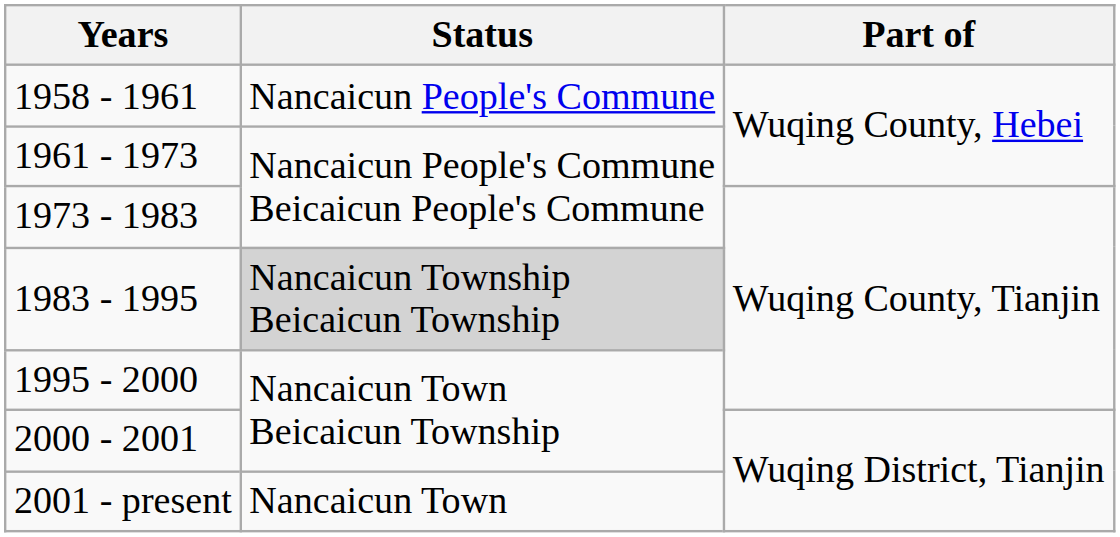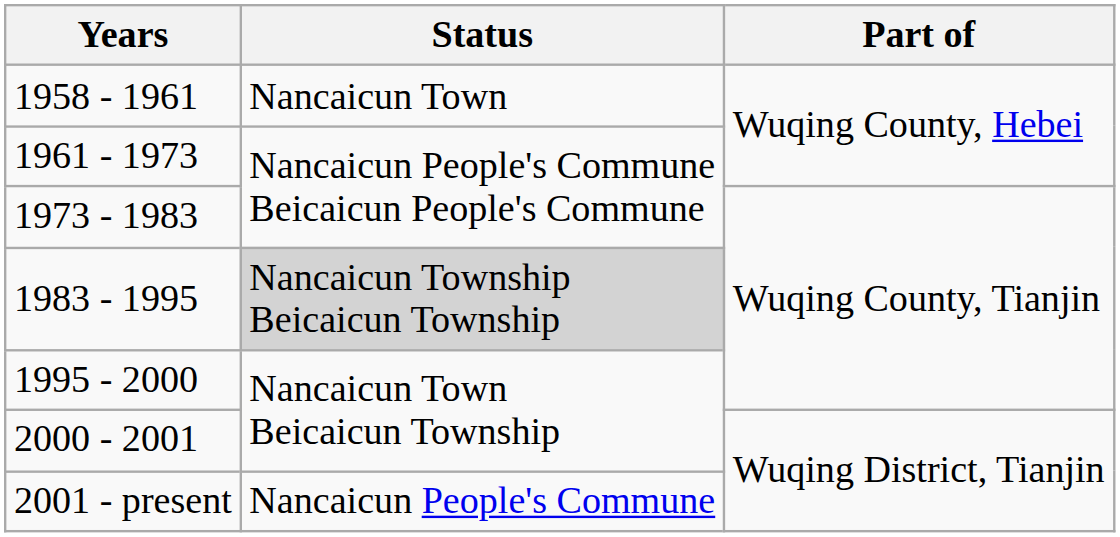(482, 95) Nancaicun People's Commune -> (378, 95) Nancaicun Town
(378, 500) Nancaicun Town -> (482, 500) Nancaicun People's Commune
